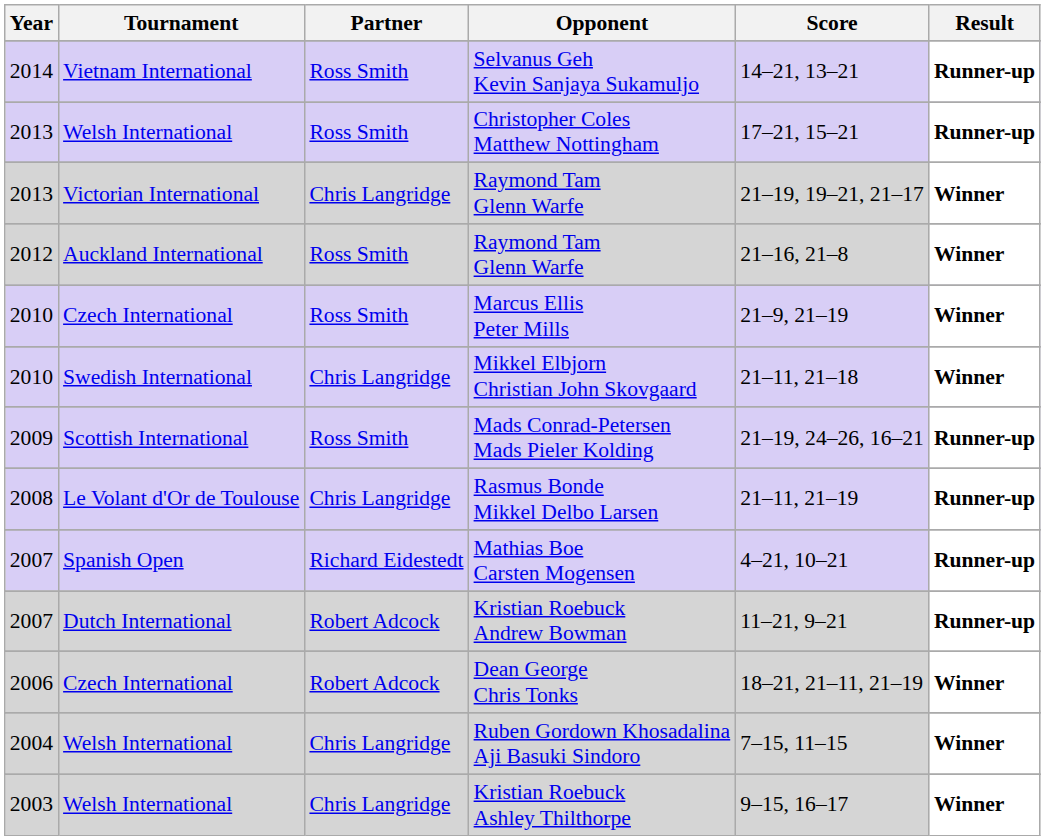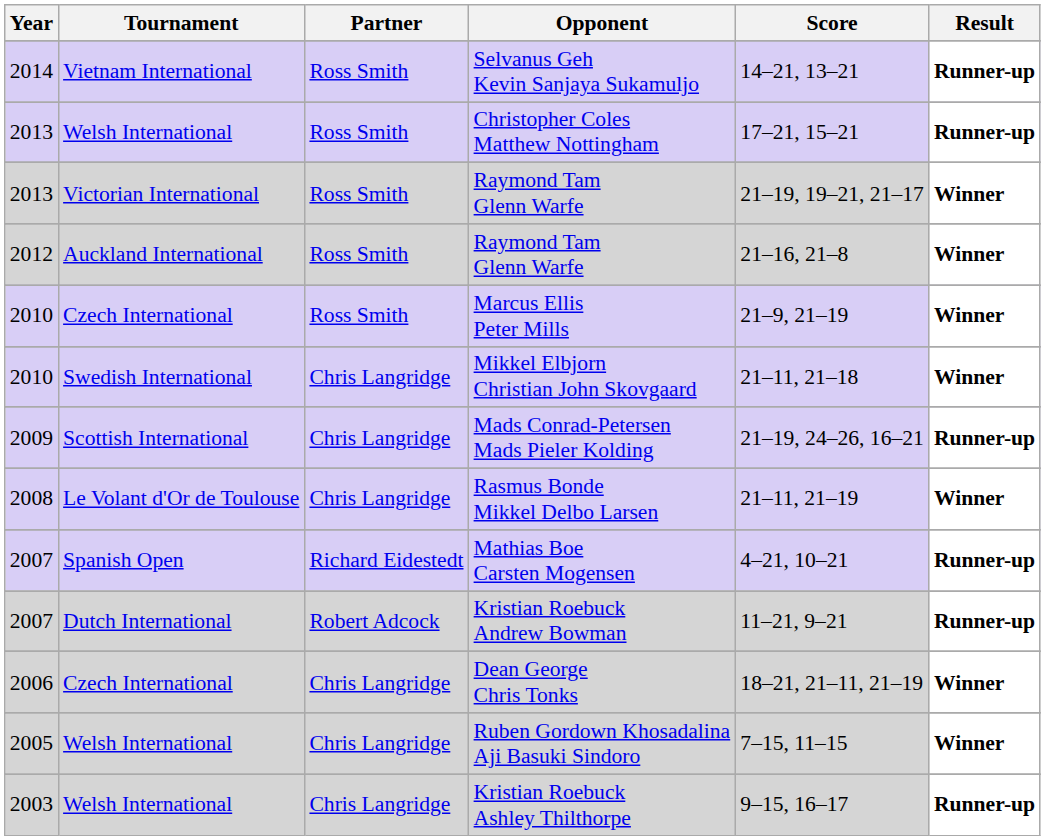(380, 193) Chris Langridge -> (359, 193) Ross Smith
(359, 437) Ross Smith -> (380, 437) Chris Langridge
(985, 498) Runner-up -> (969, 498) Winner
(374, 682) Robert Adcock -> (380, 682) Chris Langridge
(31, 743) 2004 -> (31, 743) 2005
(969, 804) Winner -> (985, 804) Runner-up
